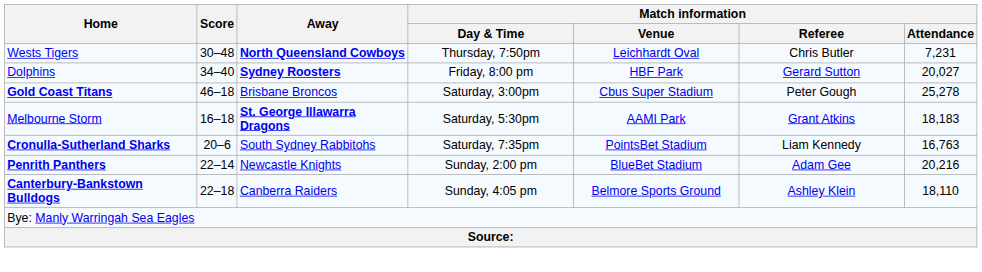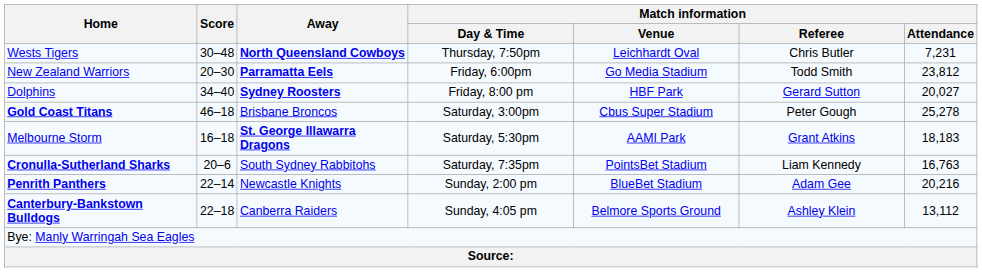+ row: (68, 72)
(941, 191) 18,110 -> (941, 210) 13,112
